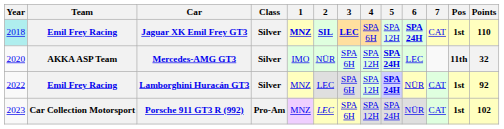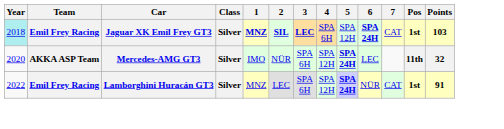(484, 32) 110 -> (440, 32) 103
(484, 84) 92 -> (440, 84) 91
- row: (194, 110)
